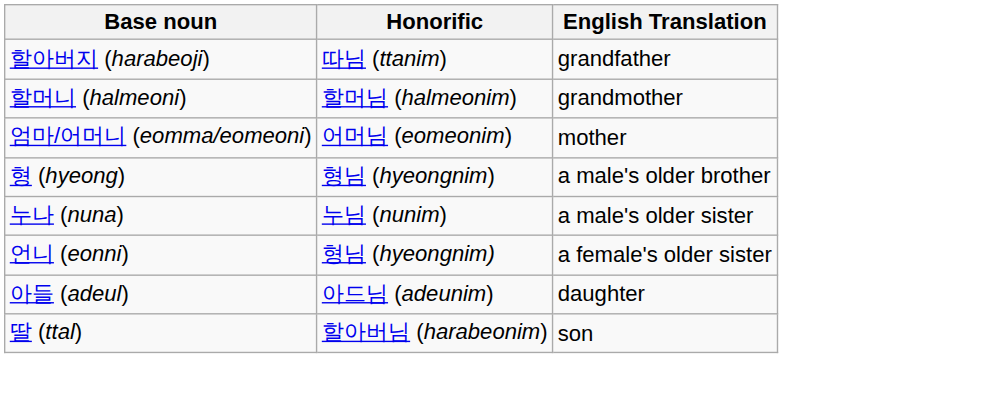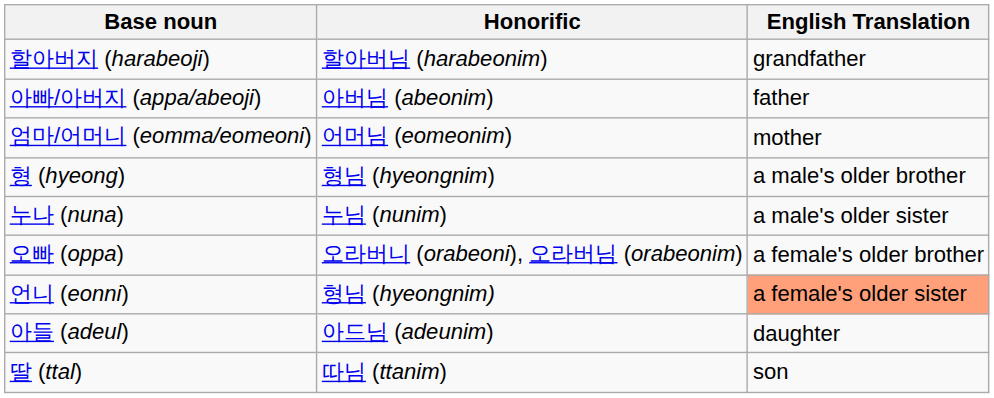(384, 58) 따님 (ttanim) -> (435, 58) 할아버님 (harabeonim)
- row: (98, 97)
+ row: (136, 97)
+ row: (67, 254)
(665, 254) no background -> (860, 294) lightsalmon background
(435, 332) 할아버님 (harabeonim) -> (384, 371) 따님 (ttanim)
